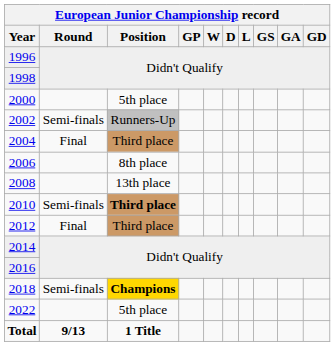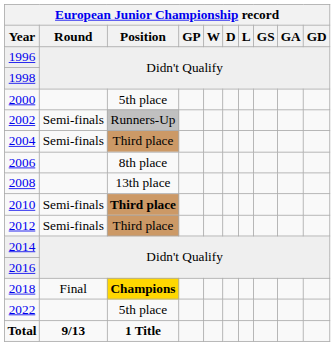(73, 141) Final -> (73, 141) Semi-finals
(73, 225) Final -> (73, 225) Semi-finals
(73, 288) Semi-finals -> (73, 288) Final
